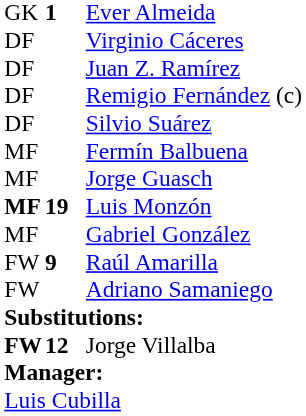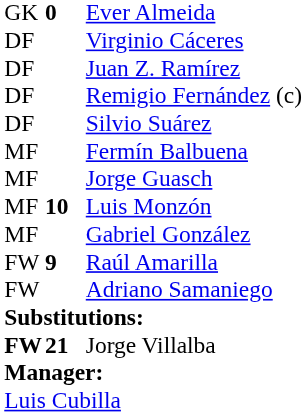(51, 12) 1 -> (51, 12) 0
(23, 206) bold -> (21, 206) normal
(57, 206) 19 -> (57, 206) 10
(57, 345) 12 -> (57, 345) 21
